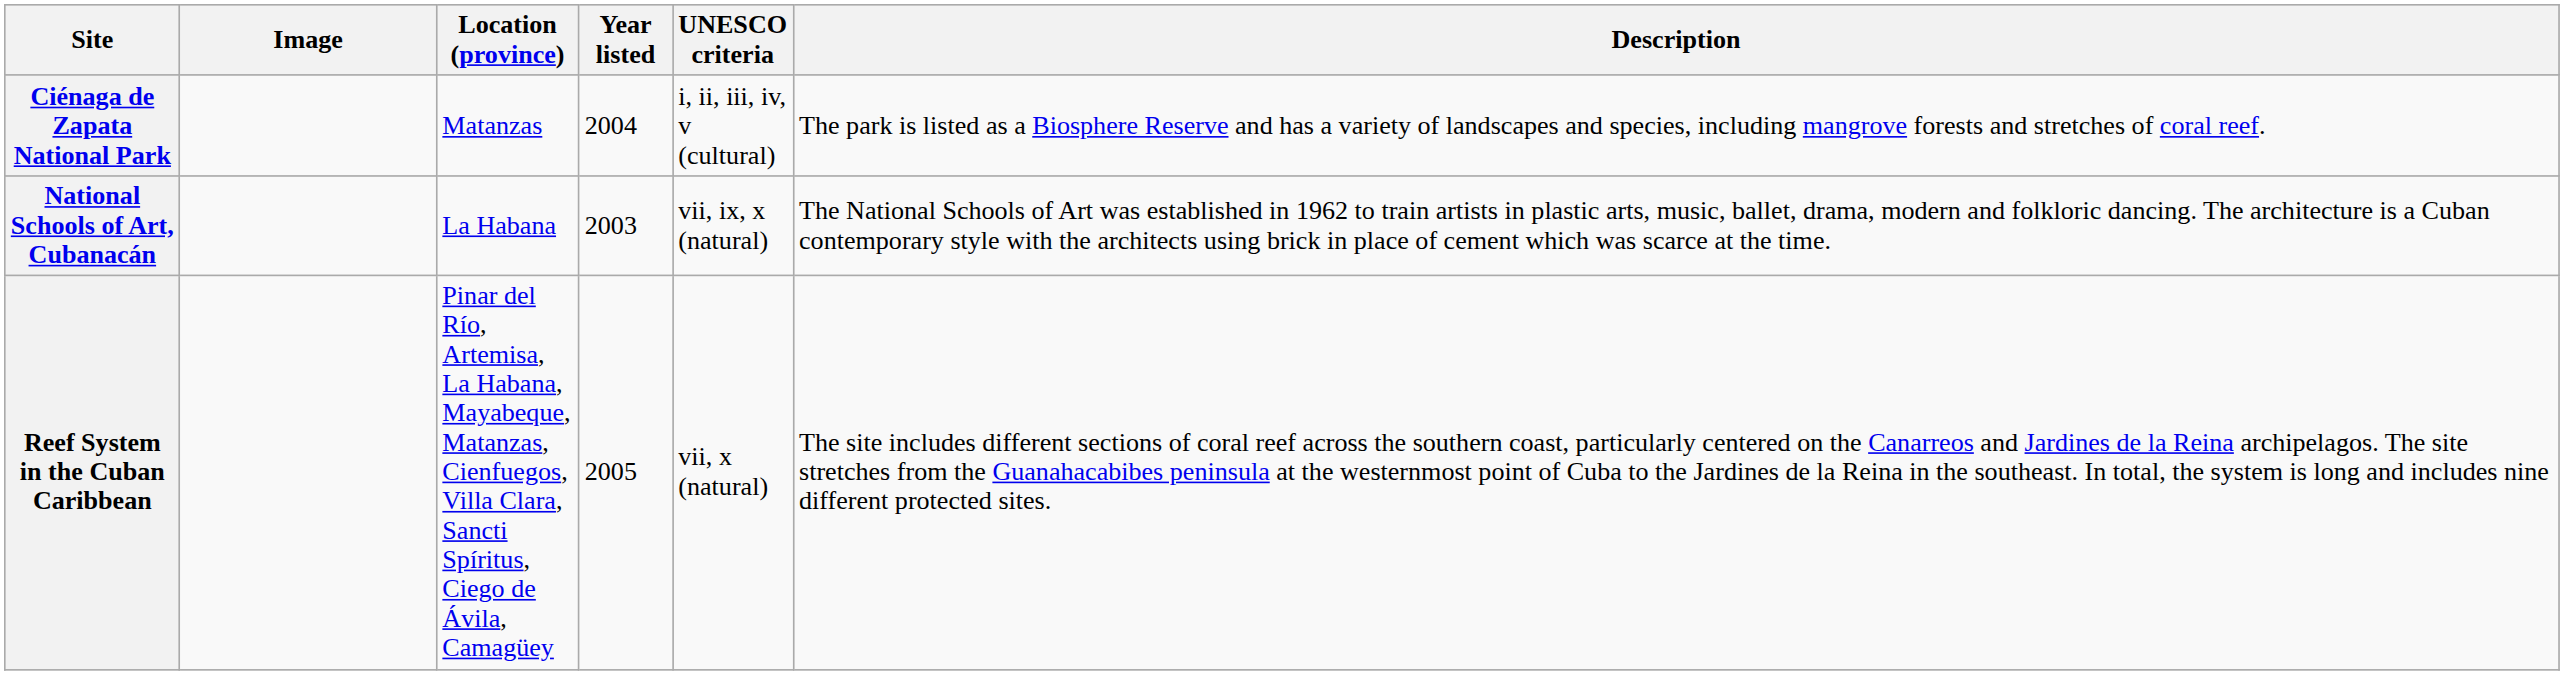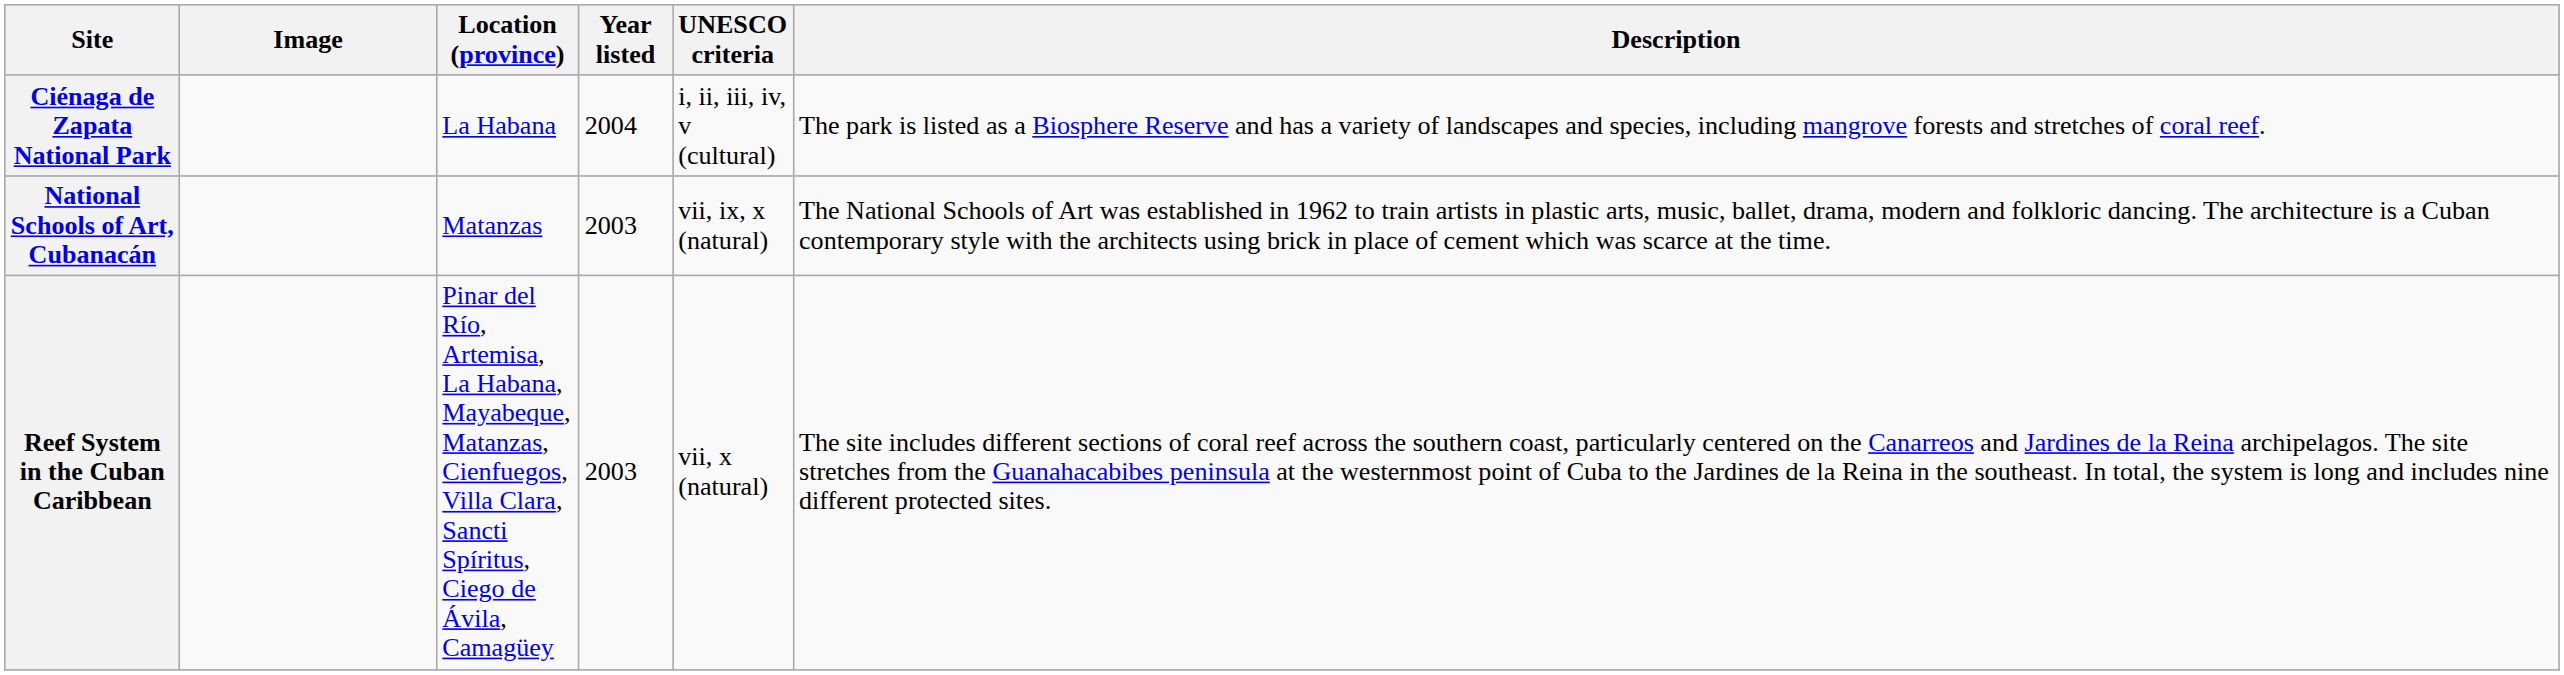(492, 125) Matanzas -> (499, 125) La Habana
(499, 225) La Habana -> (492, 225) Matanzas
(611, 472) 2005 -> (611, 472) 2003
